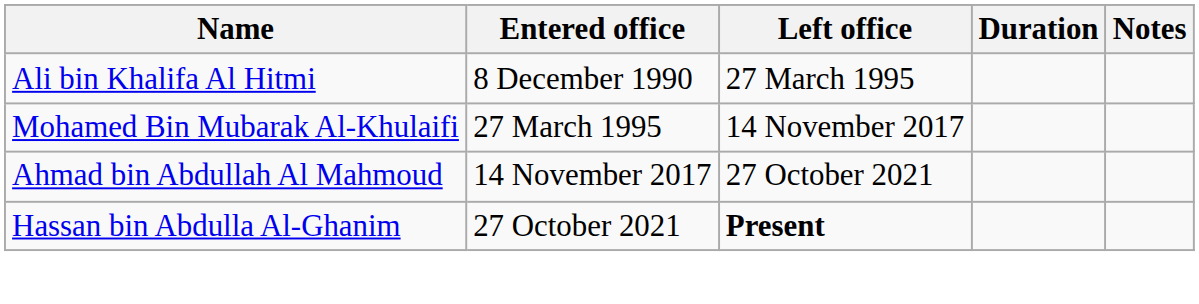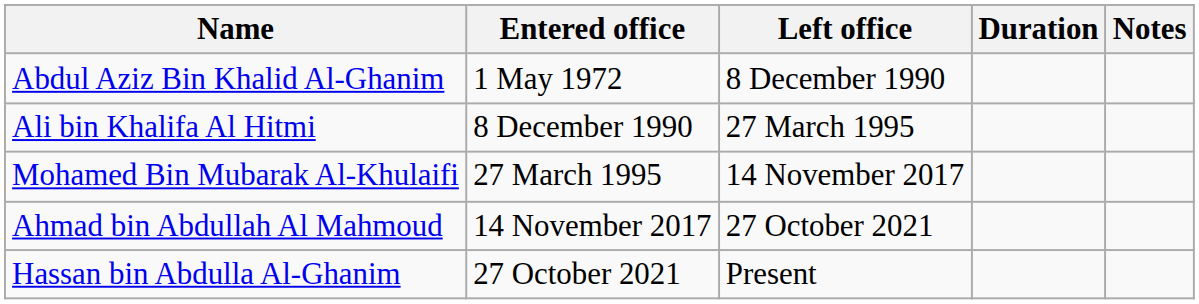+ row: (228, 77)
(775, 224) bold -> (771, 273) normal
